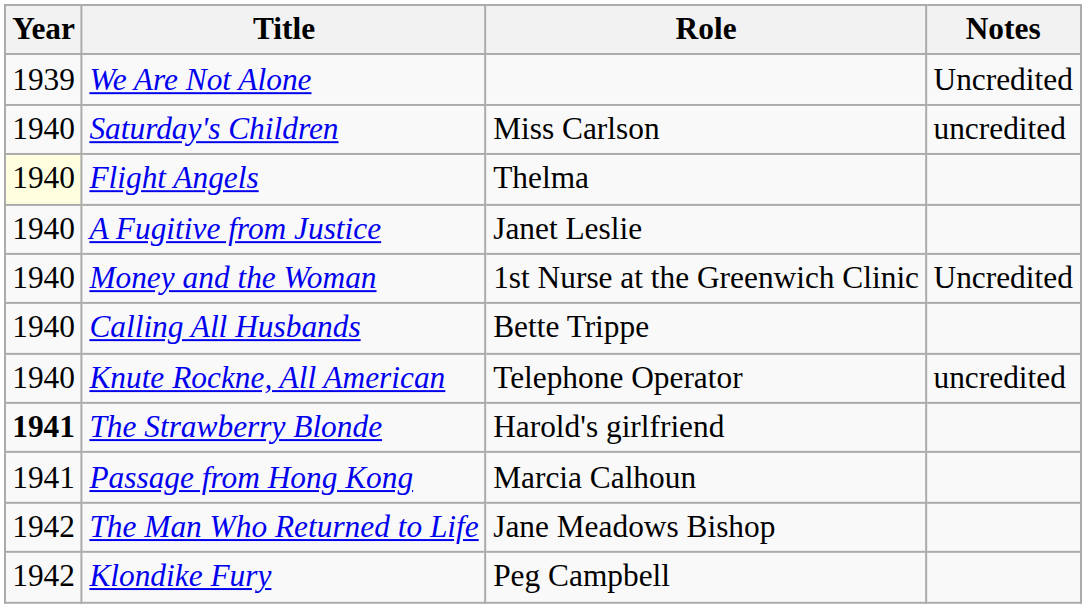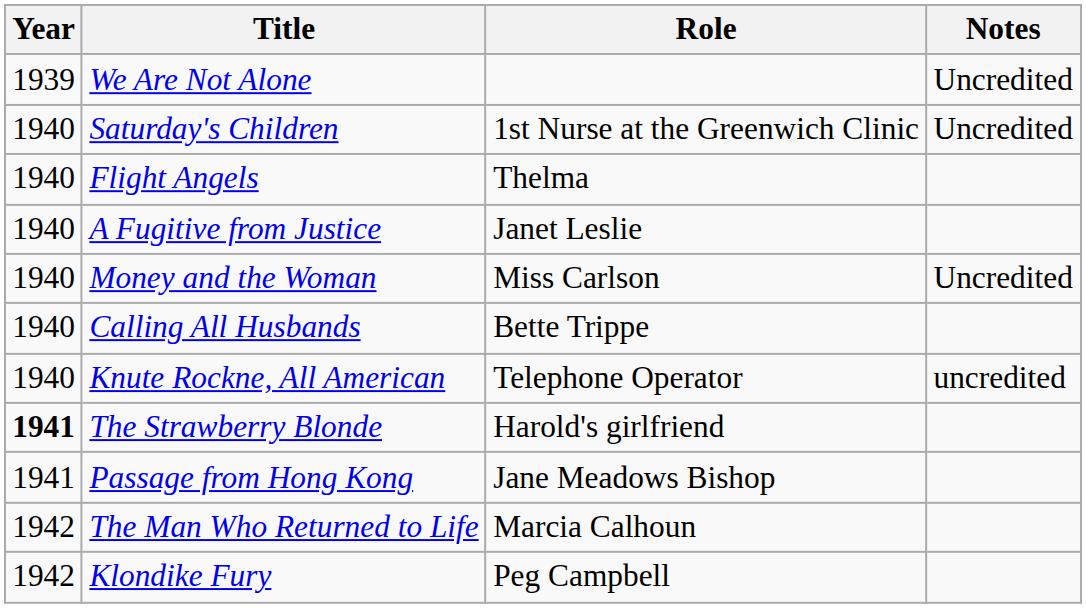(576, 128) Miss Carlson -> (706, 128) 1st Nurse at the Greenwich Clinic
(1000, 128) uncredited -> (1003, 128) Uncredited
(44, 178) lightyellow background -> (44, 178) no background
(706, 278) 1st Nurse at the Greenwich Clinic -> (576, 278) Miss Carlson
(595, 476) Marcia Calhoun -> (634, 476) Jane Meadows Bishop
(634, 526) Jane Meadows Bishop -> (595, 526) Marcia Calhoun
